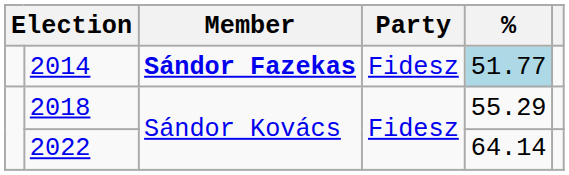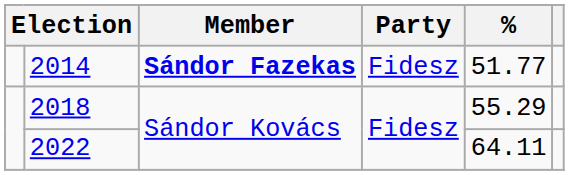(509, 67) lightblue background -> (509, 67) no background
(509, 149) 64.14 -> (509, 149) 64.11
